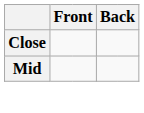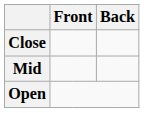+ row: (27, 94)
